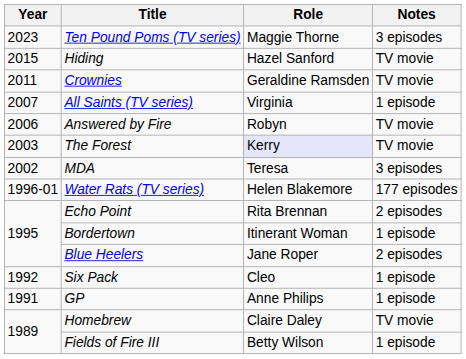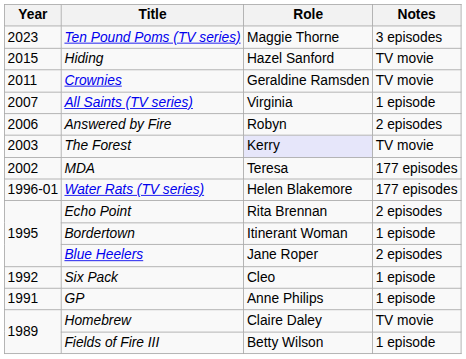(405, 124) TV movie -> (409, 124) 2 episodes
(409, 168) 3 episodes -> (417, 168) 177 episodes
